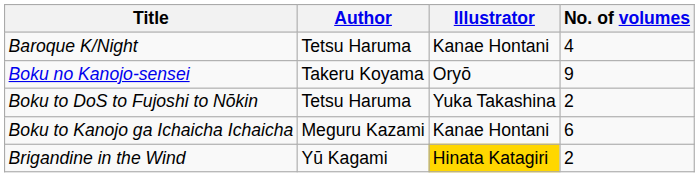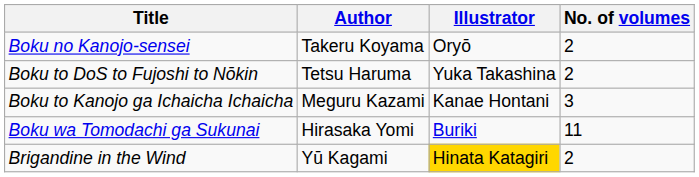- row: (73, 46)
(569, 74) 9 -> (569, 46) 2
(569, 130) 6 -> (569, 102) 3
+ row: (134, 130)
